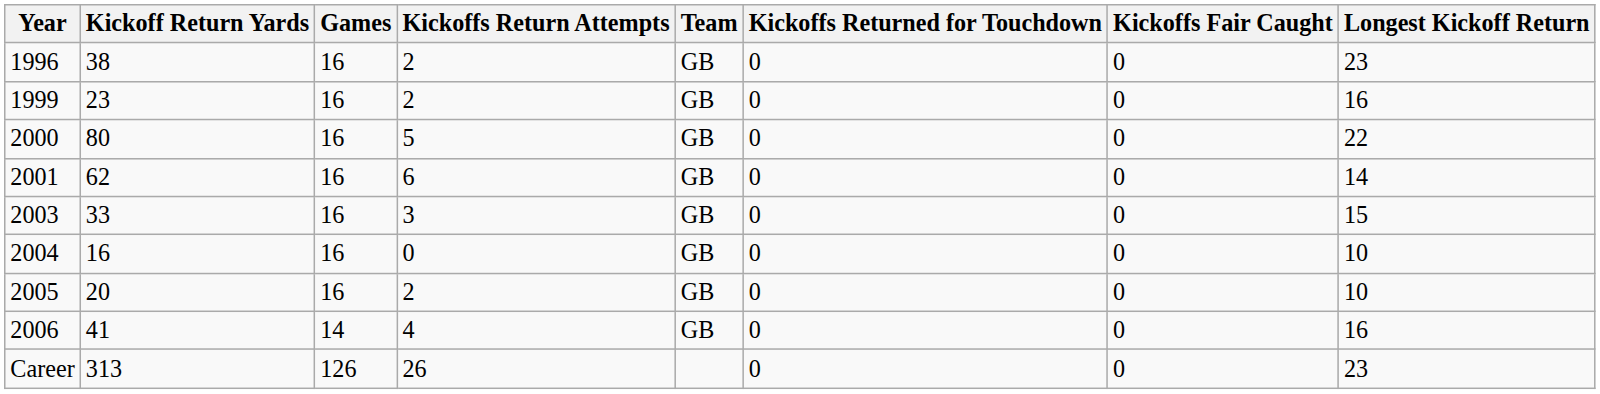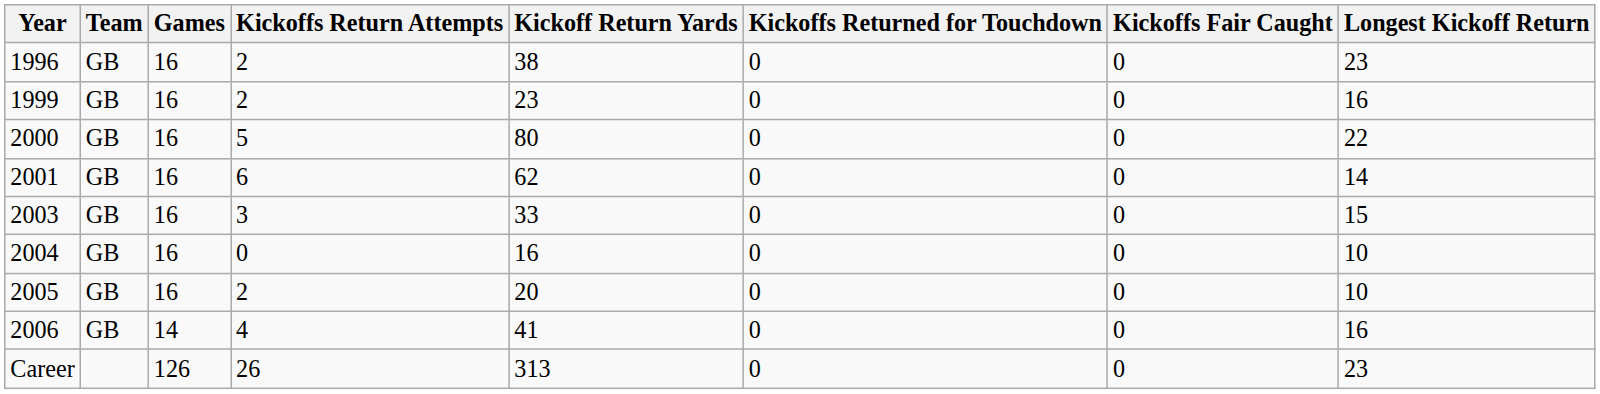columns swapped: (709, 23) <-> (197, 23)
